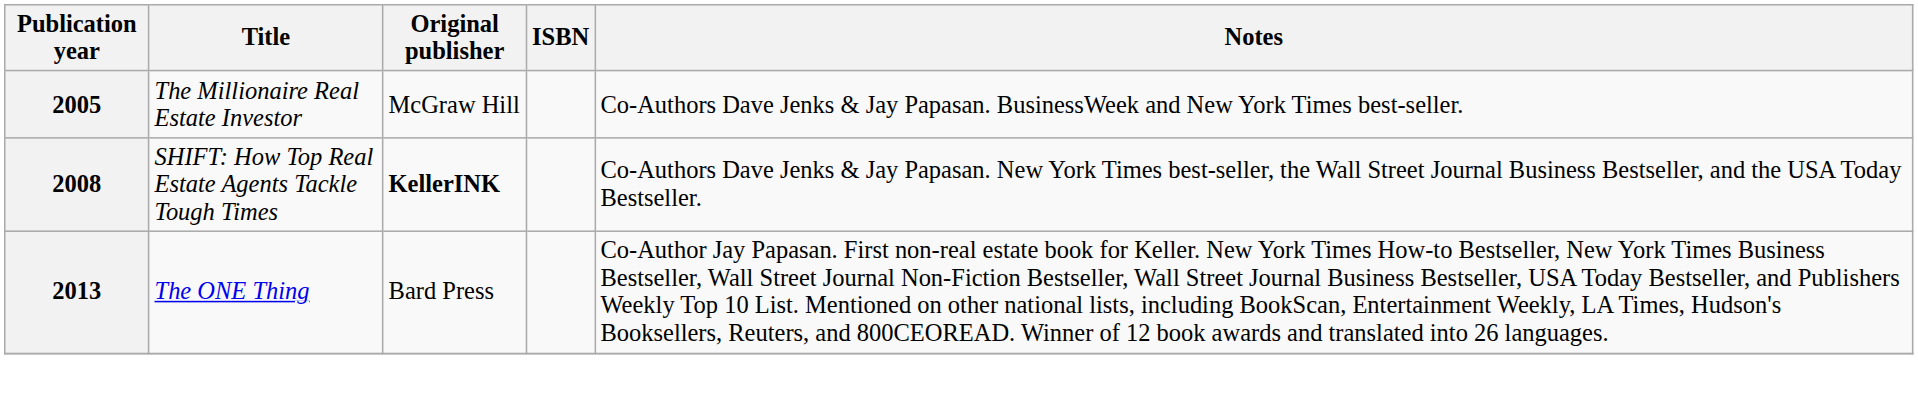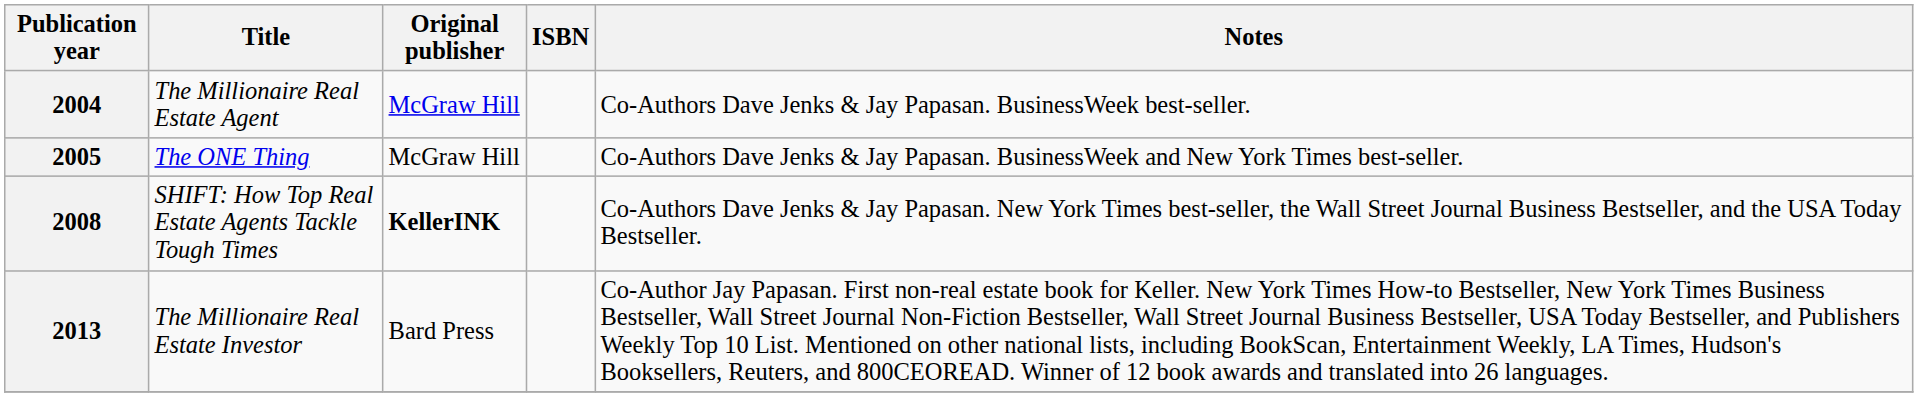+ row: (77, 104)
(257, 104) The Millionaire Real Estate Investor -> (232, 156) The ONE Thing
(232, 291) The ONE Thing -> (257, 330) The Millionaire Real Estate Investor
